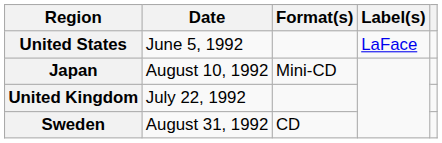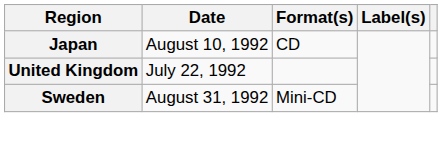- row: (73, 44)
(306, 71) Mini-CD -> (288, 44) CD
(288, 124) CD -> (306, 97) Mini-CD
